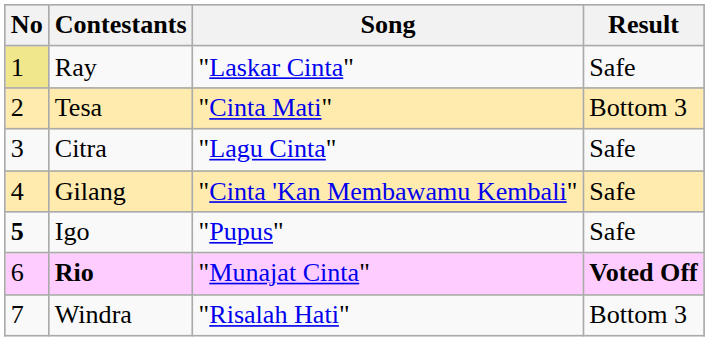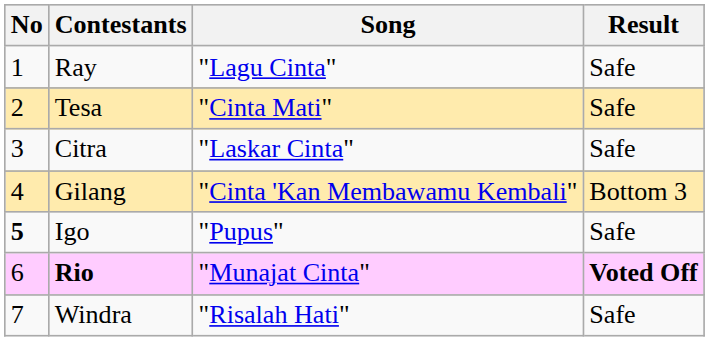(17, 66) khaki background -> (17, 66) no background
(276, 66) "Laskar Cinta" -> (268, 66) "Lagu Cinta"
(638, 107) Bottom 3 -> (613, 107) Safe
(268, 149) "Lagu Cinta" -> (276, 149) "Laskar Cinta"
(613, 190) Safe -> (638, 190) Bottom 3
(638, 314) Bottom 3 -> (613, 314) Safe
